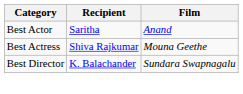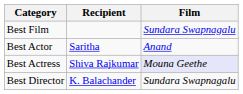+ row: (28, 30)
(175, 47) no background -> (175, 64) lavender background
